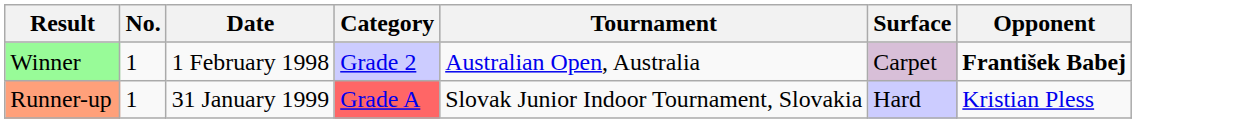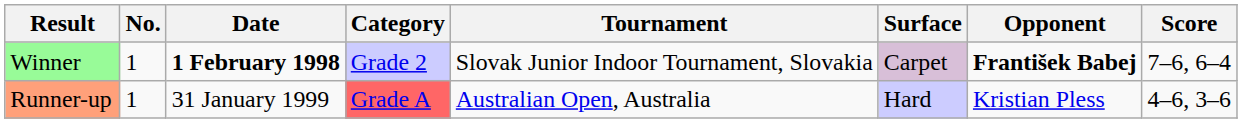+ column: (1189, 23)
(250, 61) normal -> (256, 61) bold
(573, 61) Australian Open, Australia -> (664, 61) Slovak Junior Indoor Tournament, Slovakia
(654, 99) Slovak Junior Indoor Tournament, Slovakia -> (583, 99) Australian Open, Australia
